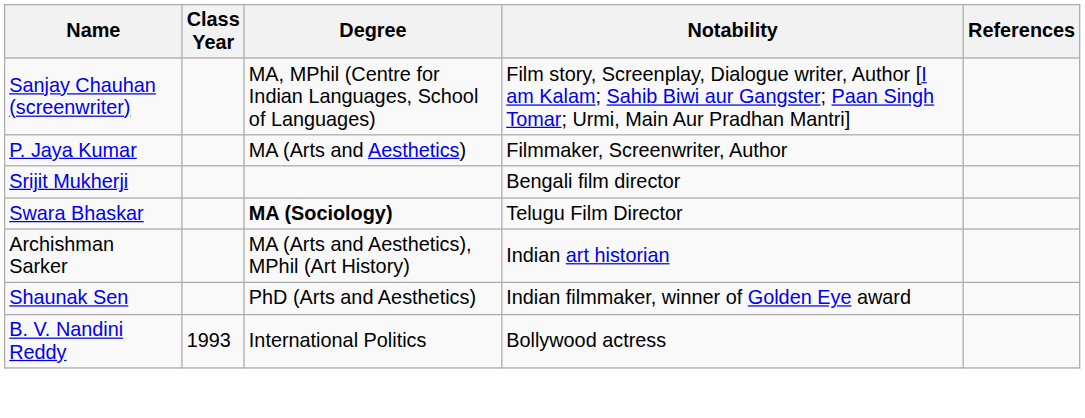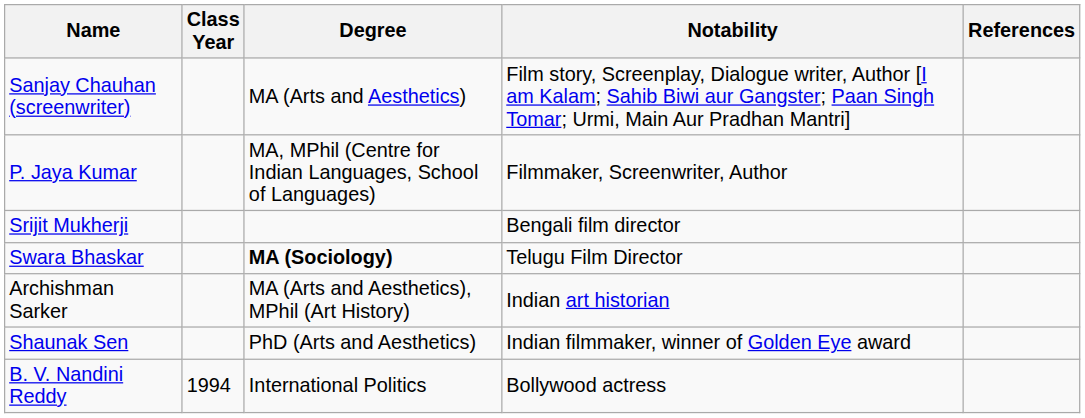(364, 96) MA, MPhil (Centre for Indian Languages, School of Languages) -> (357, 96) MA (Arts and Aesthetics)
(357, 150) MA (Arts and Aesthetics) -> (364, 172) MA, MPhil (Centre for Indian Languages, School of Languages)
(209, 340) 1993 -> (209, 385) 1994
